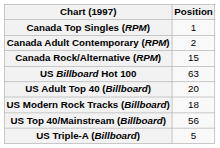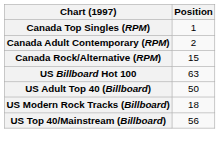(194, 89) 20 -> (194, 89) 50
- row: (88, 136)
